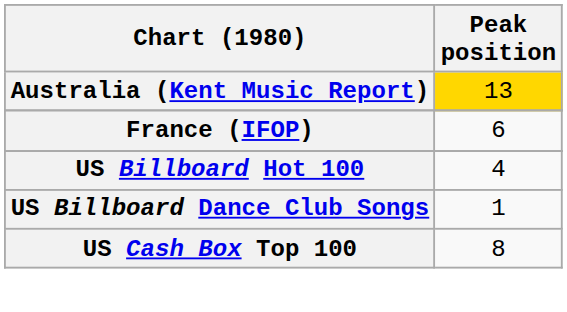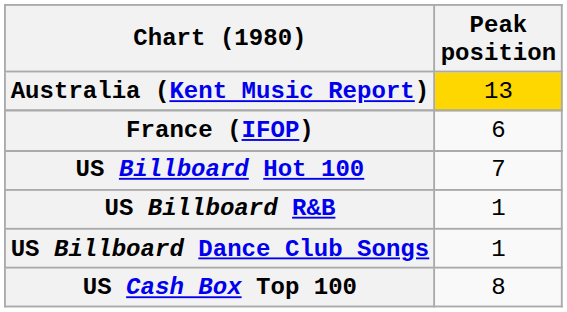(498, 170) 4 -> (498, 170) 7
+ row: (220, 209)
